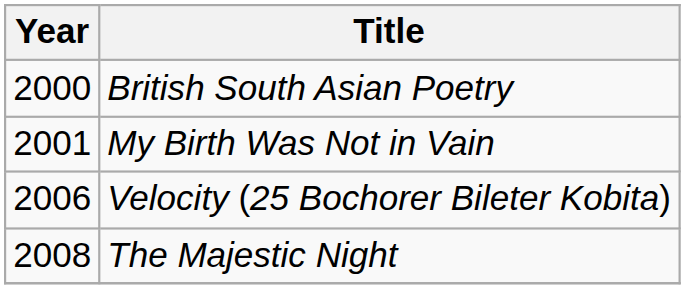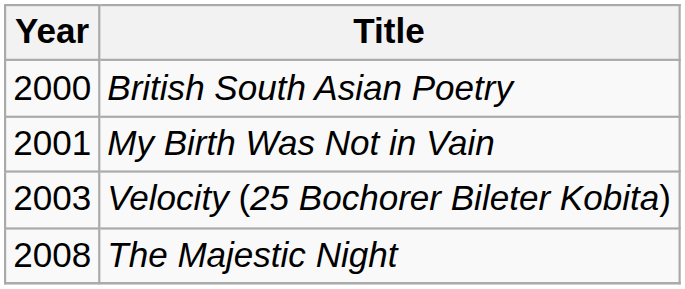(52, 198) 2006 -> (52, 198) 2003
